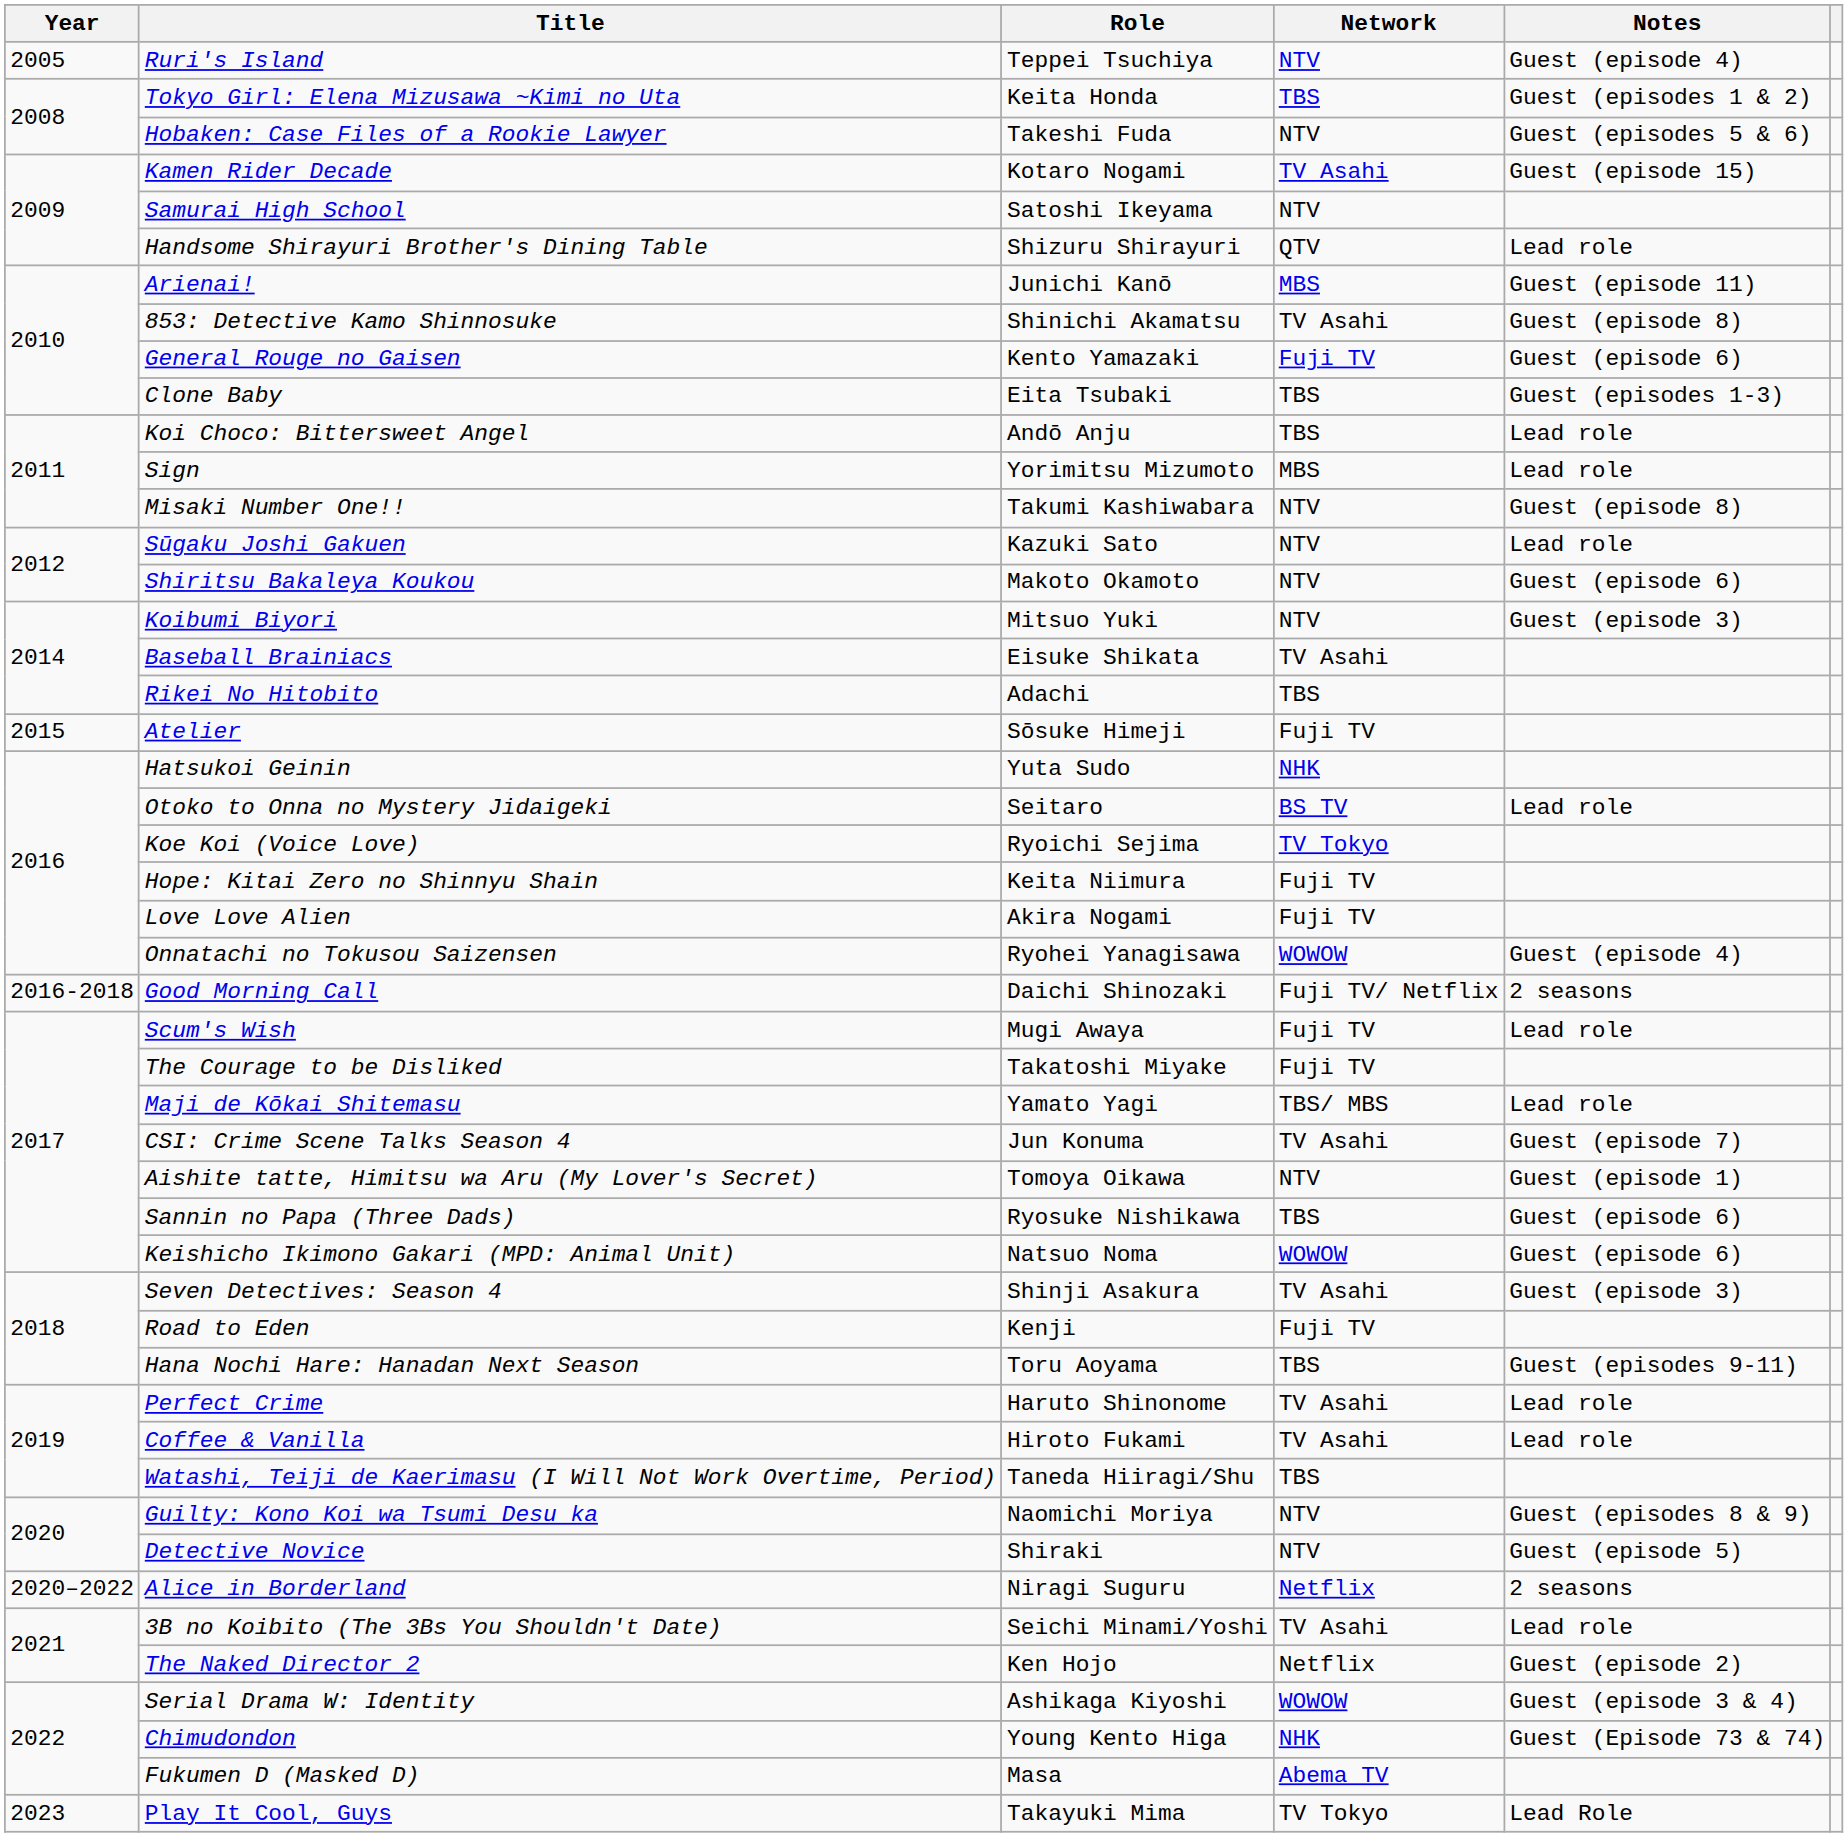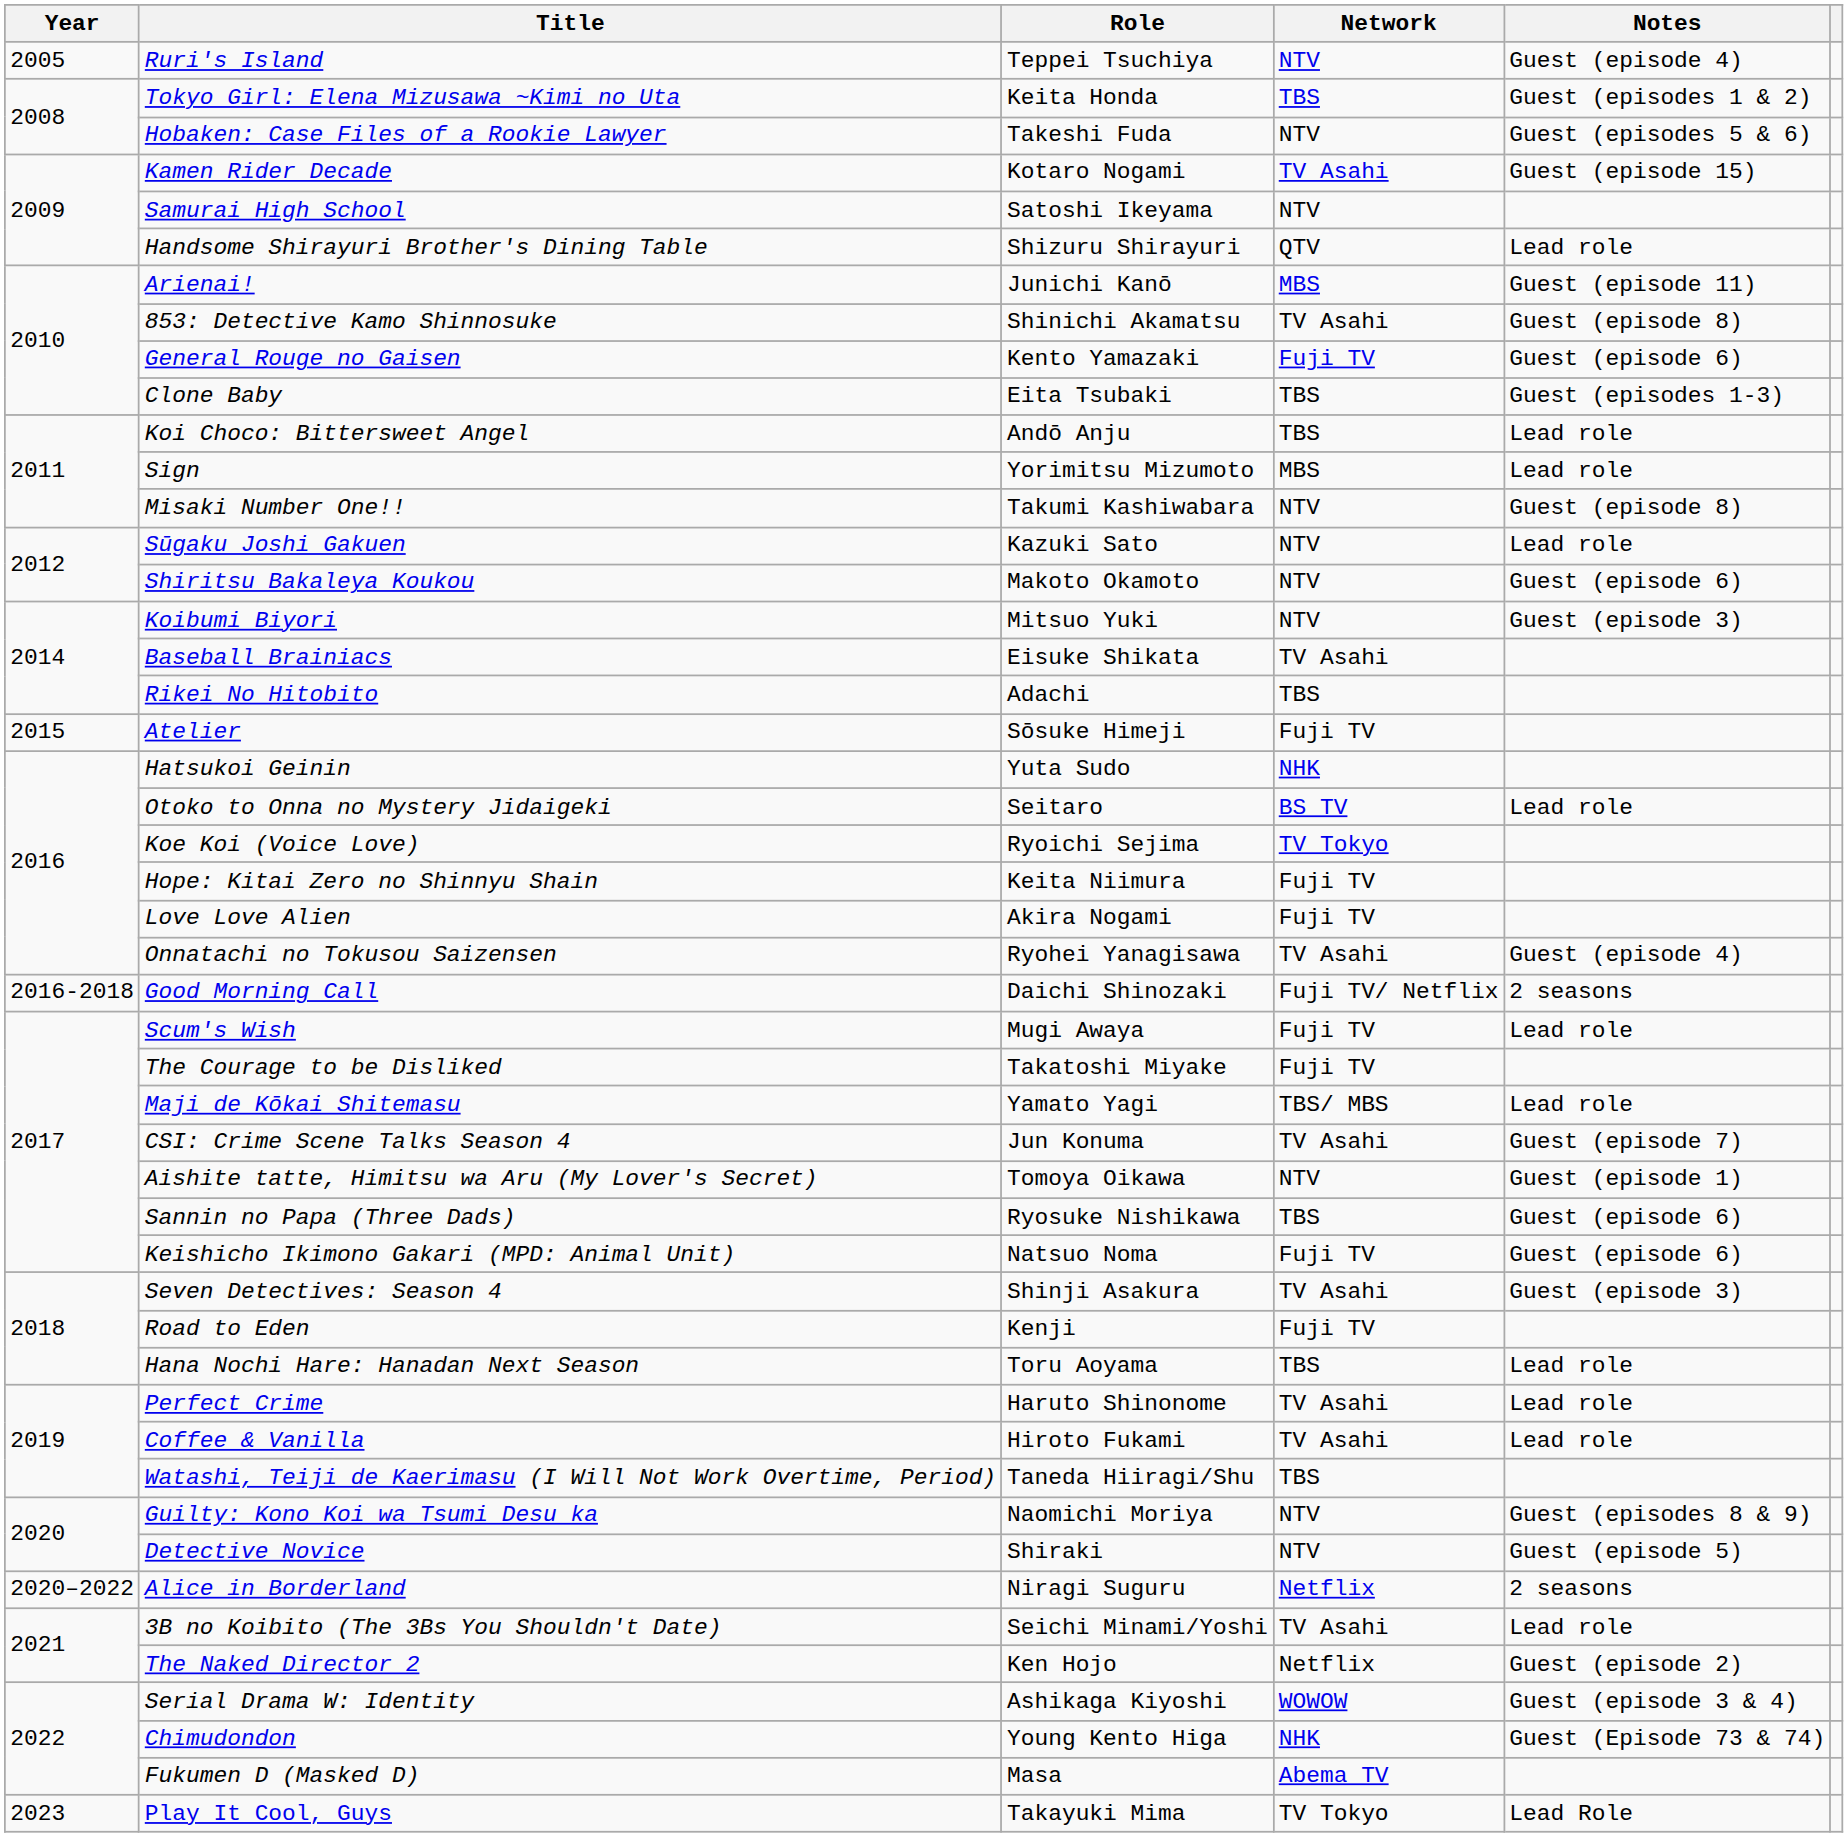(1313, 956) WOWOW -> (1334, 956) TV Asahi
(1313, 1254) WOWOW -> (1327, 1254) Fuji TV
(1654, 1366) Guest (episodes 9-11) -> (1571, 1366) Lead role
